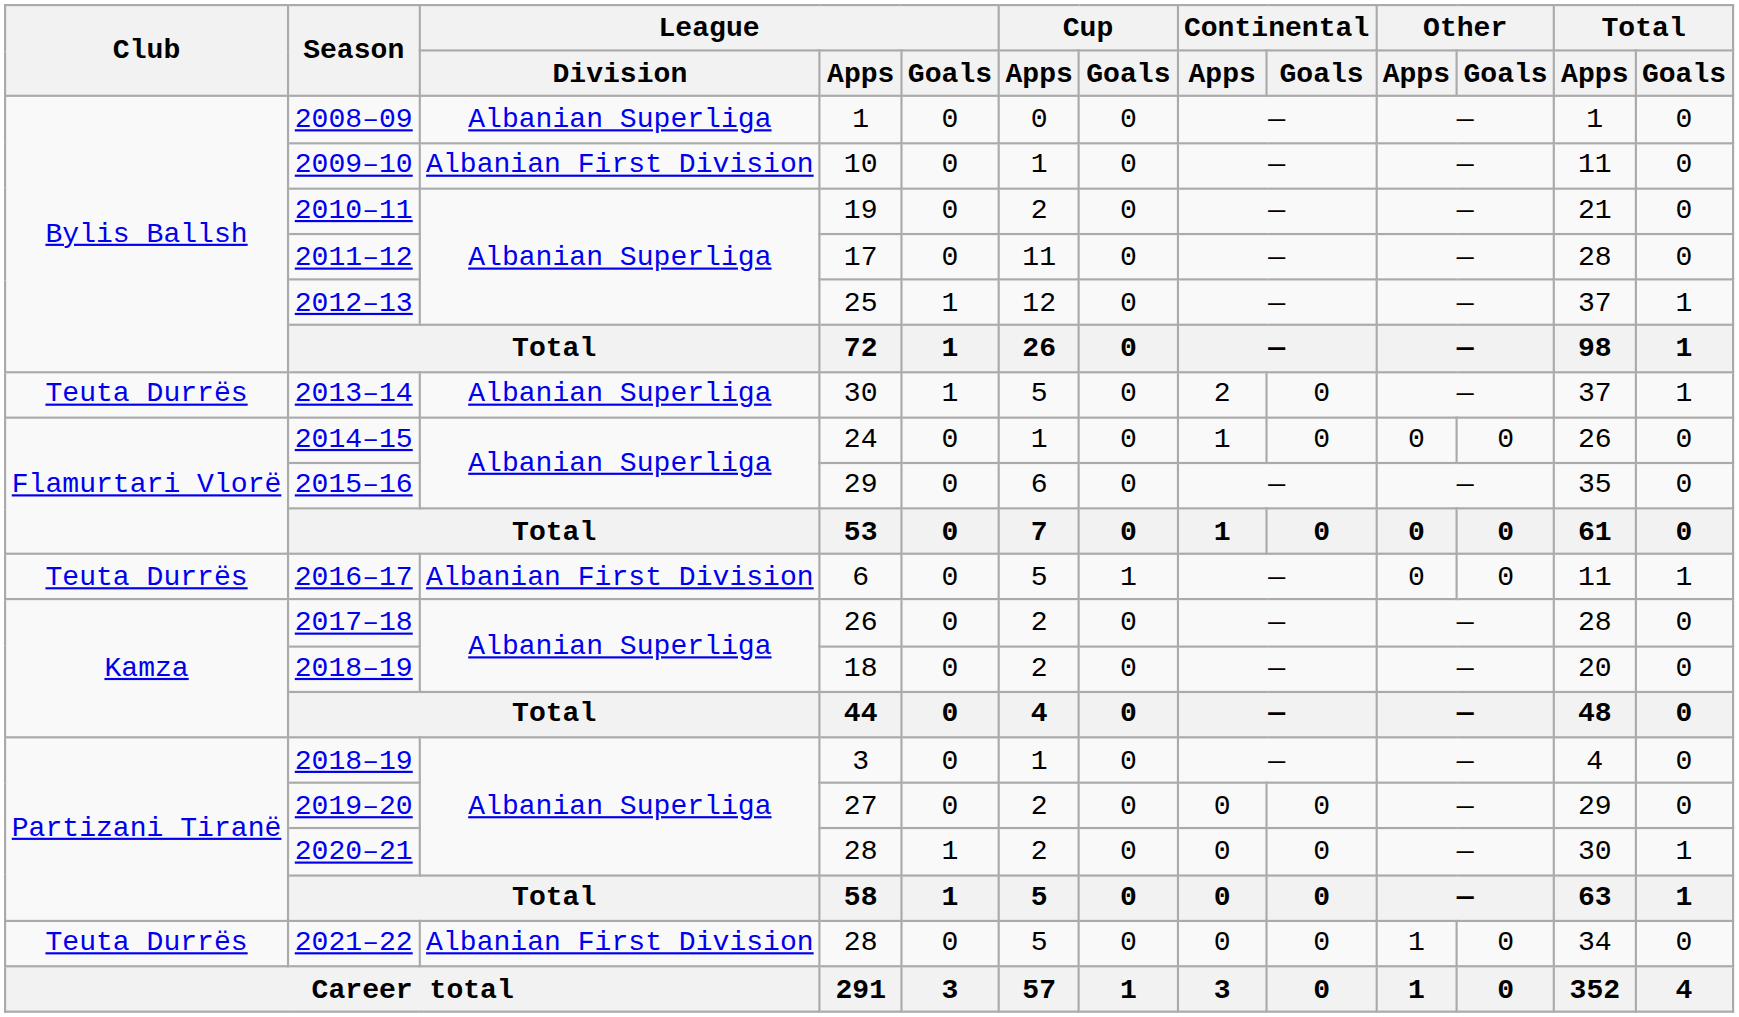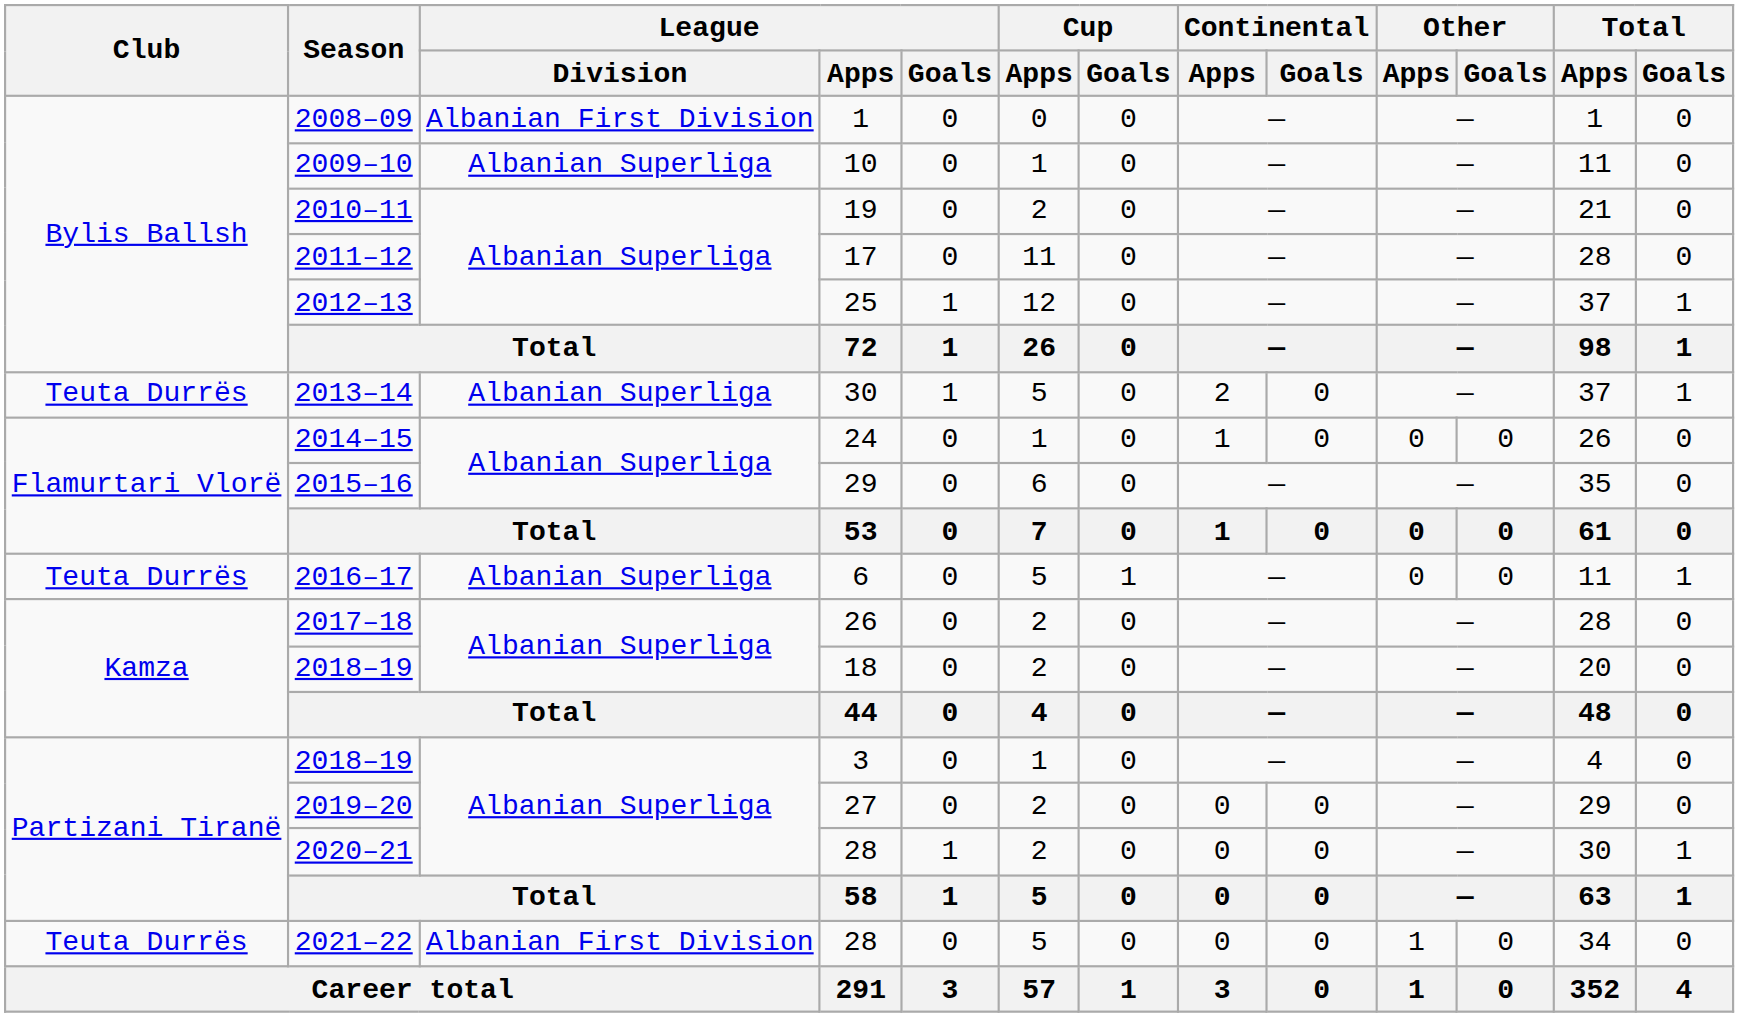(620, 119) Albanian Superliga -> (620, 119) Albanian First Division
(620, 165) Albanian First Division -> (620, 165) Albanian Superliga
(620, 577) Albanian First Division -> (620, 577) Albanian Superliga
